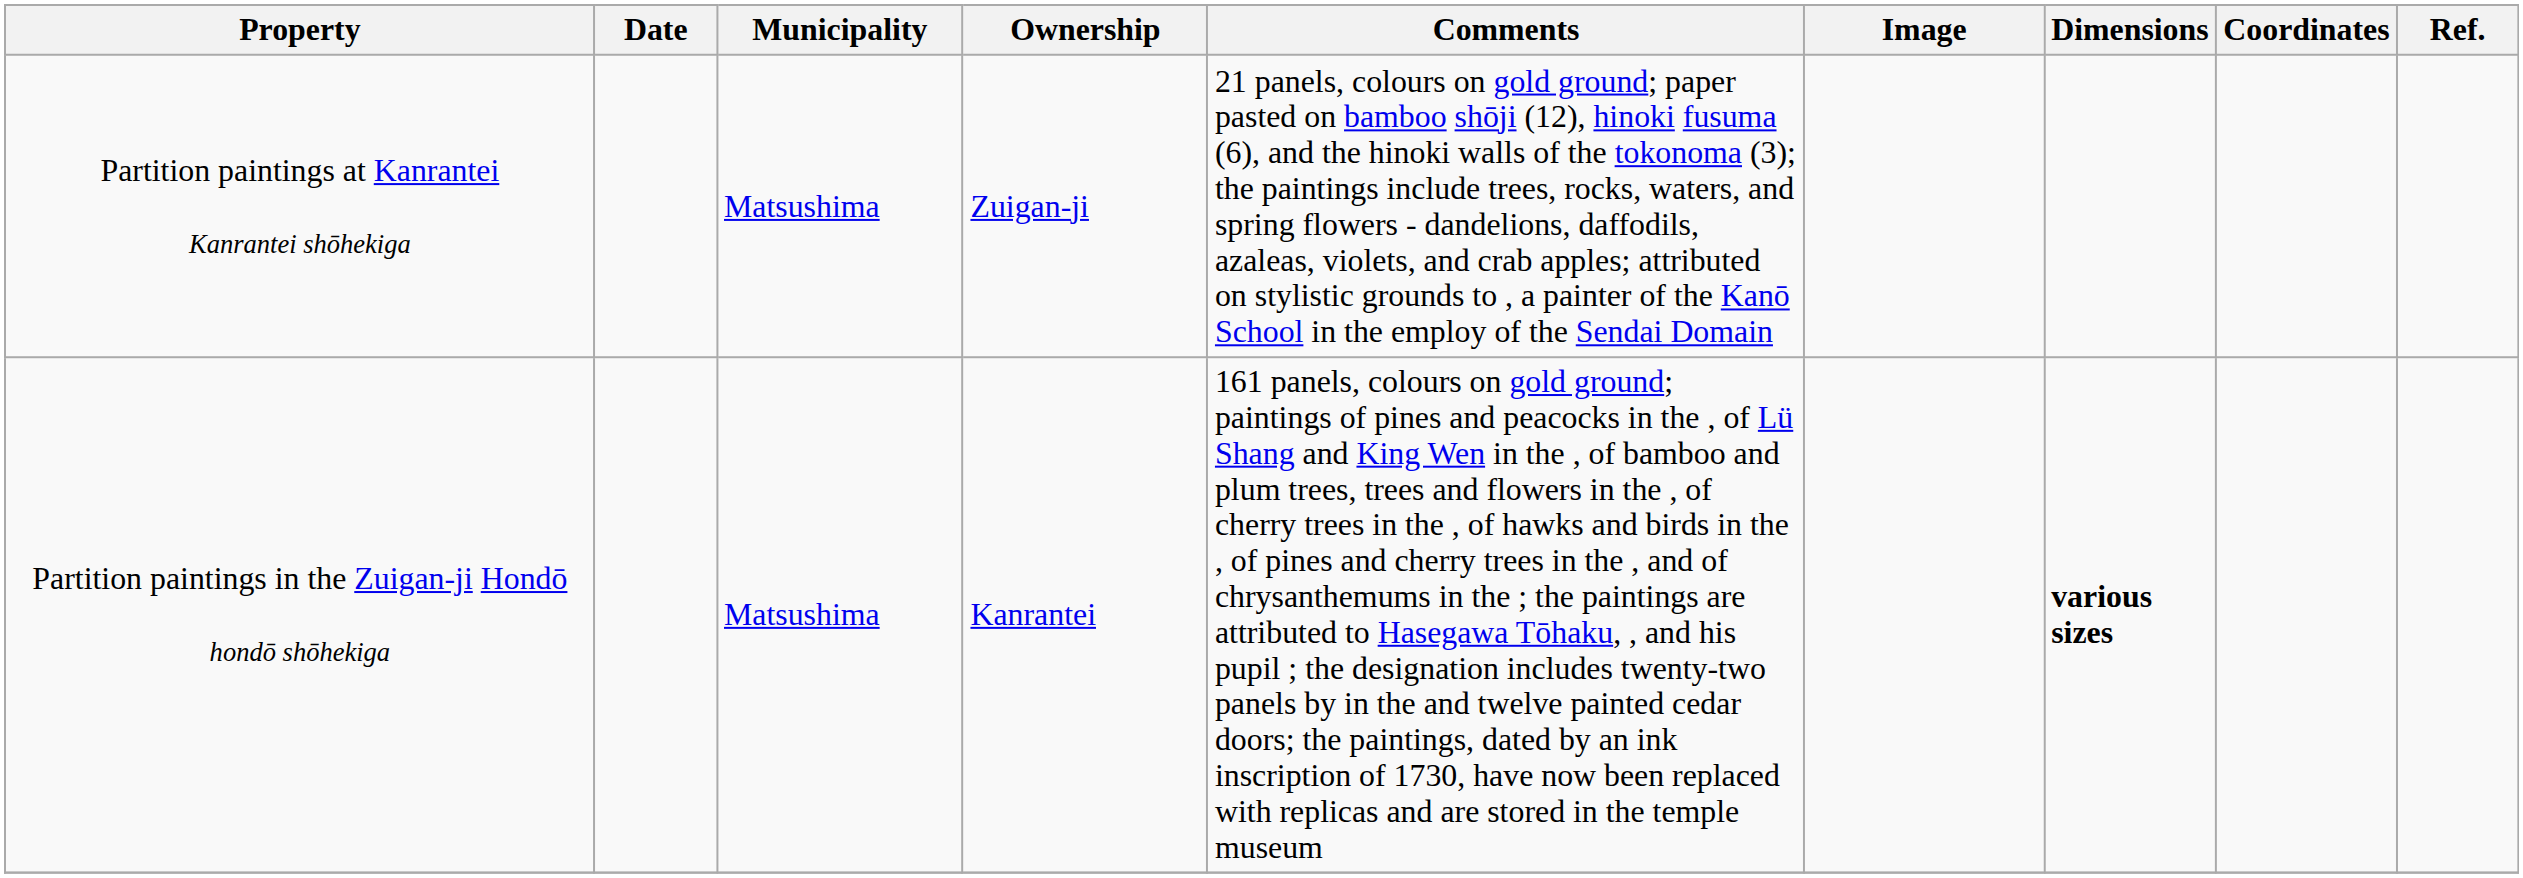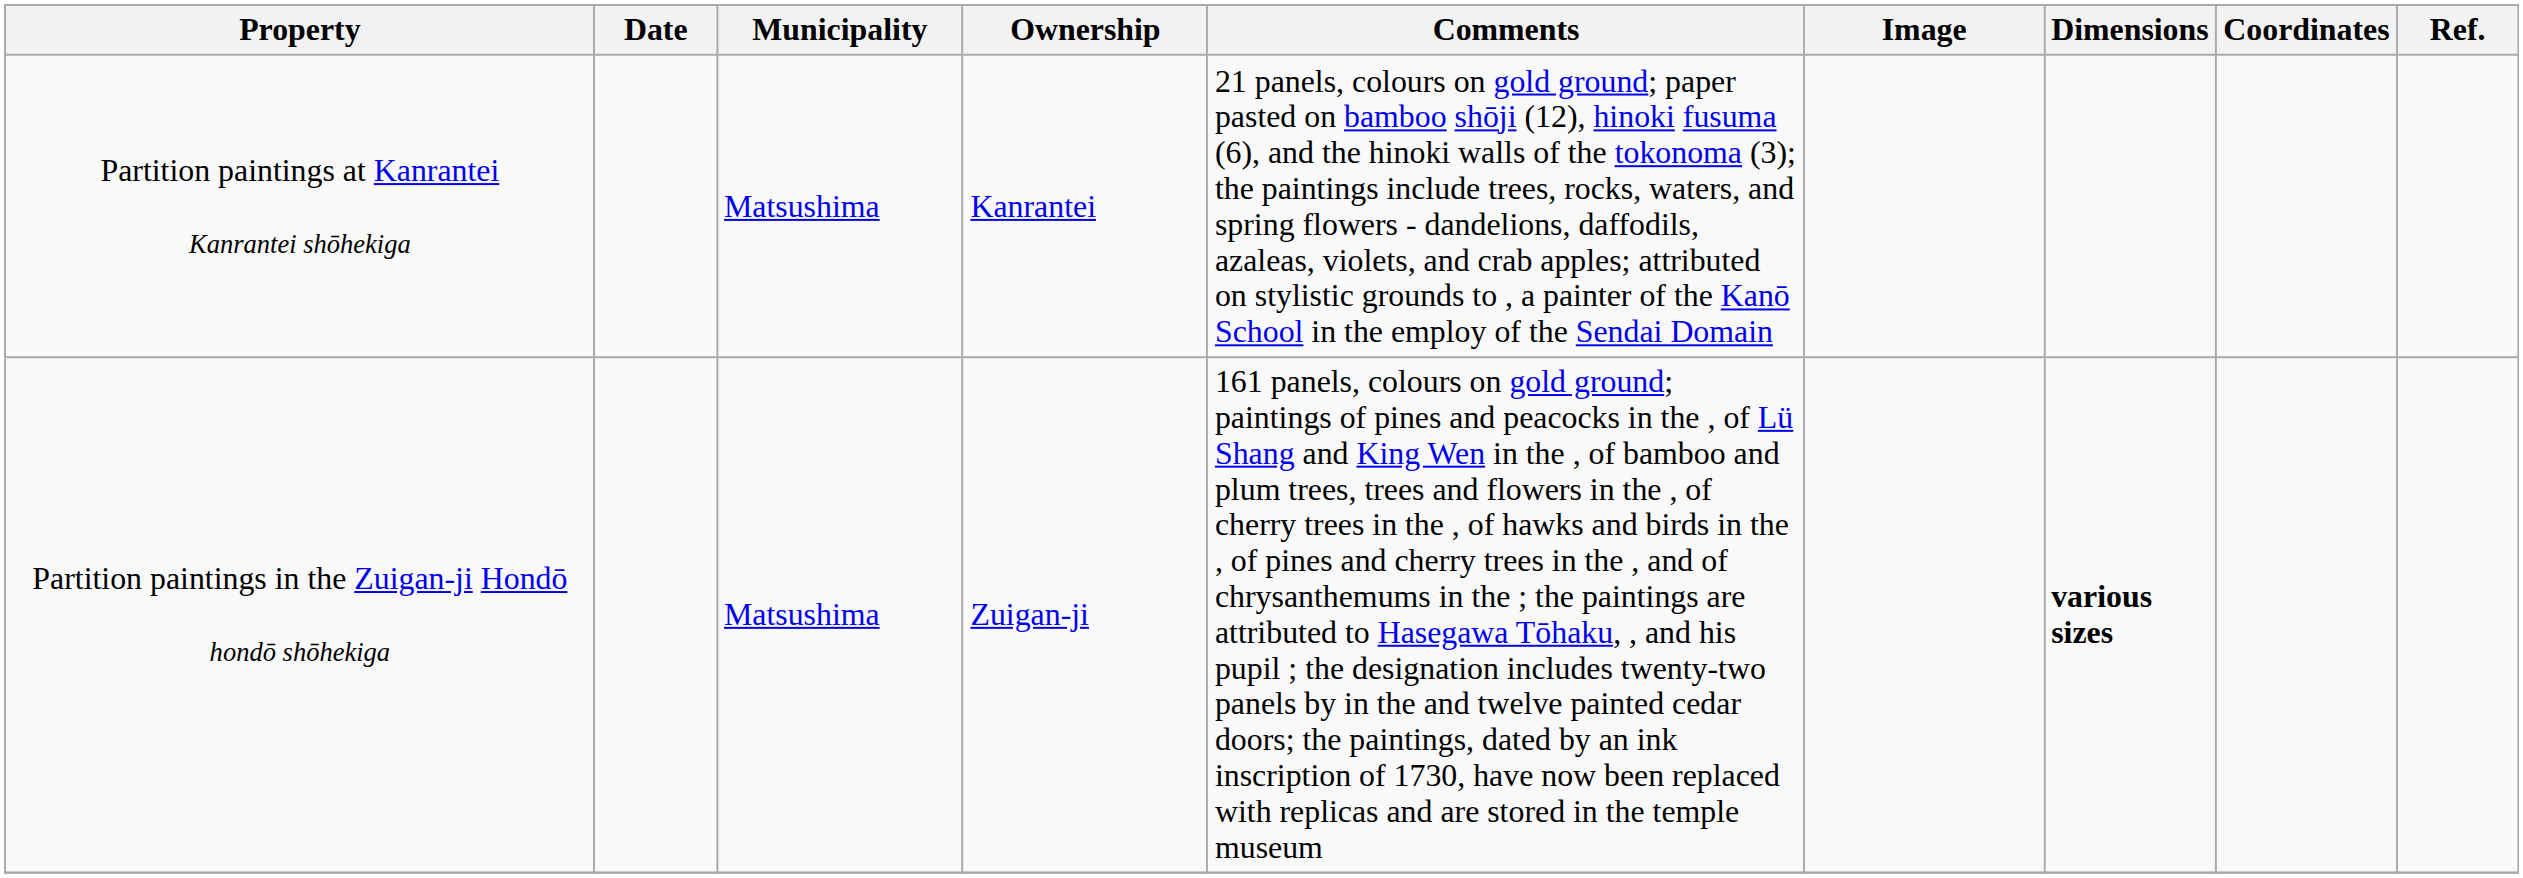(1030, 205) Zuigan-ji -> (1033, 205) Kanrantei
(1033, 614) Kanrantei -> (1030, 614) Zuigan-ji
